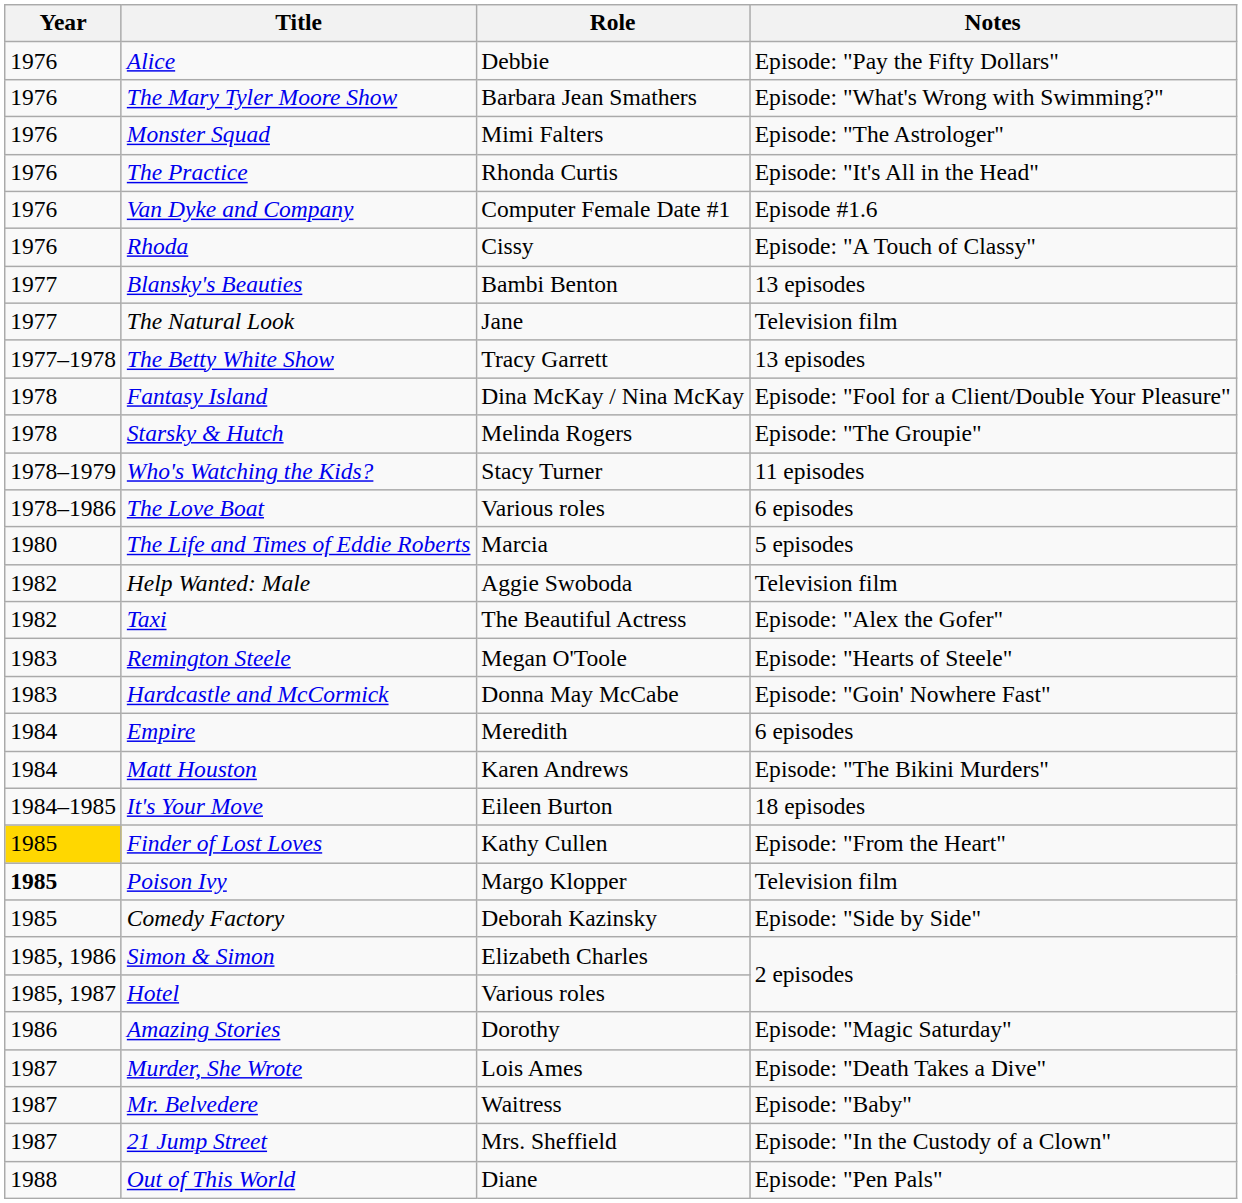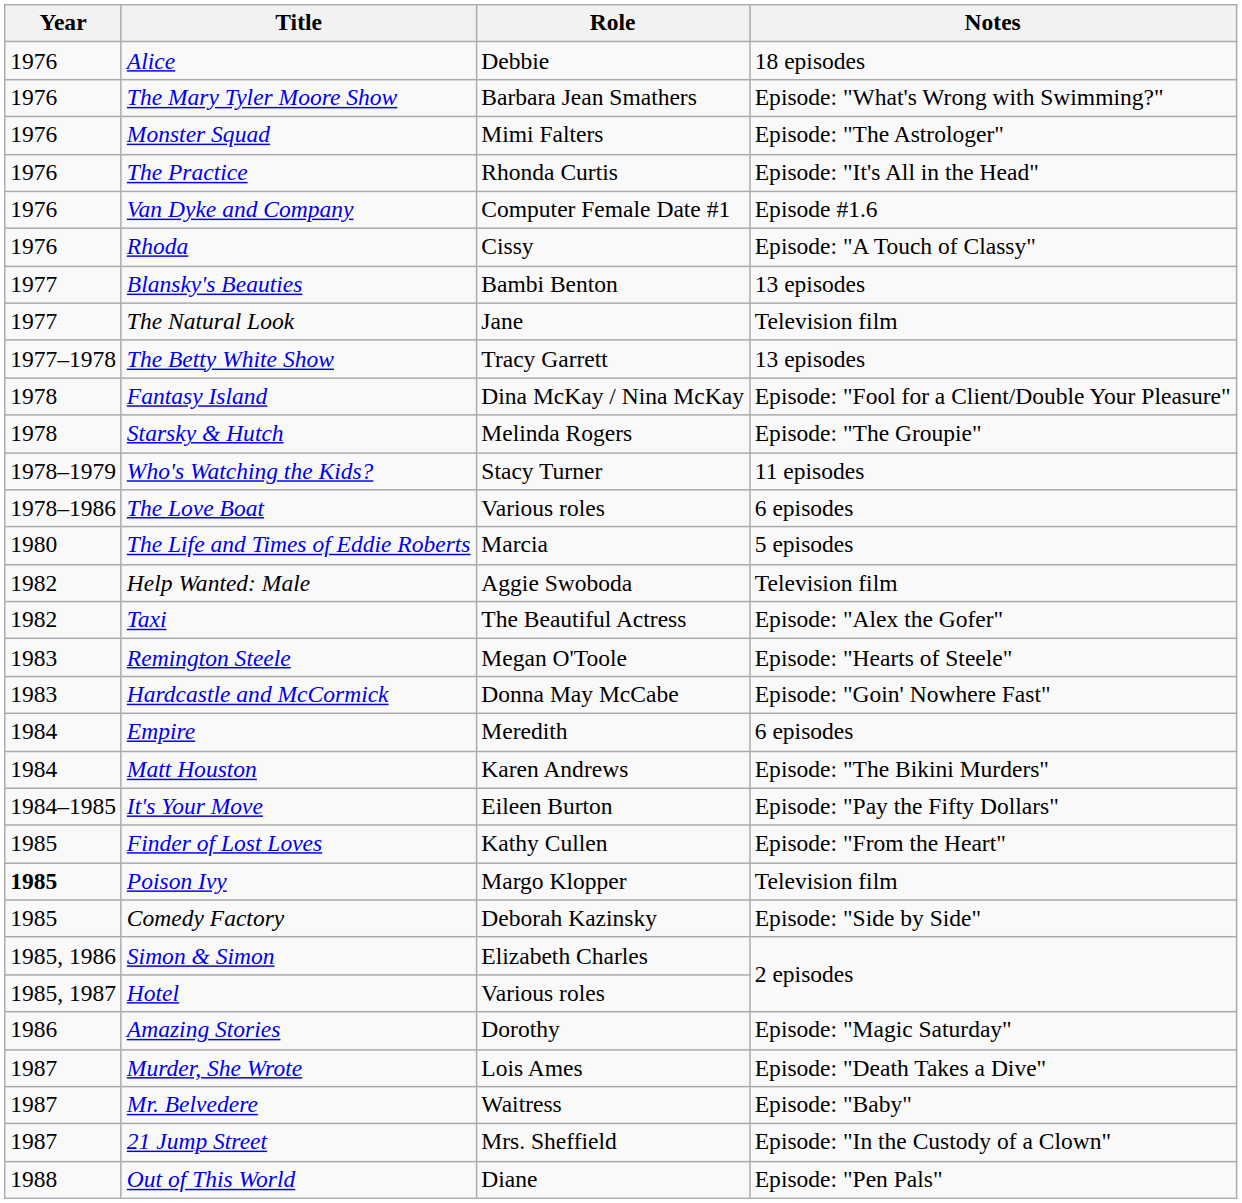(907, 60) Episode: "Pay the Fifty Dollars" -> (810, 60) 18 episodes
(810, 806) 18 episodes -> (907, 806) Episode: "Pay the Fifty Dollars"
(34, 843) gold background -> (34, 843) no background
